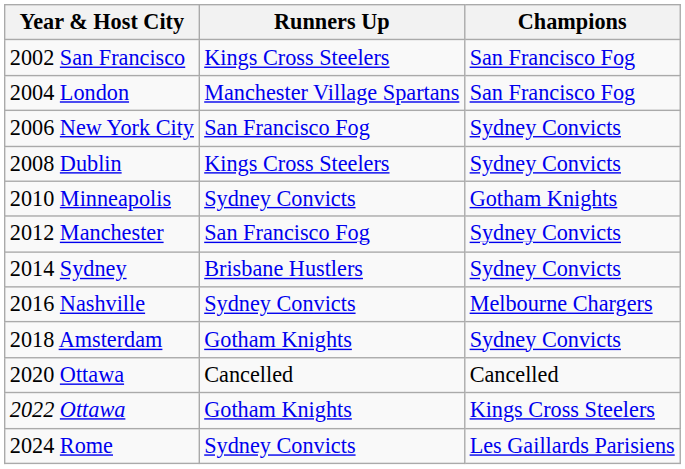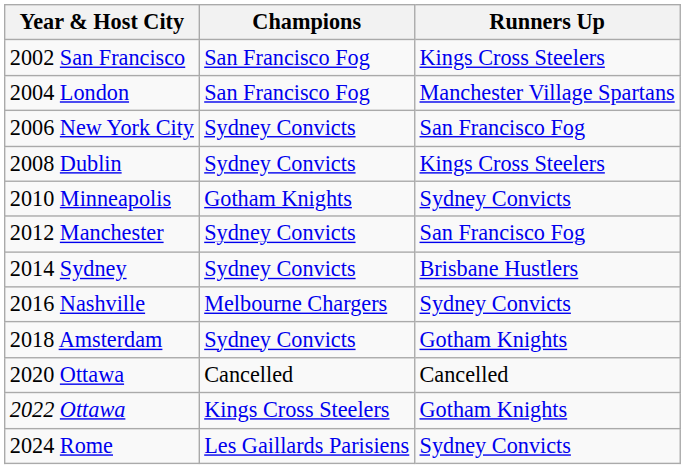columns swapped: (572, 22) <-> (332, 22)
